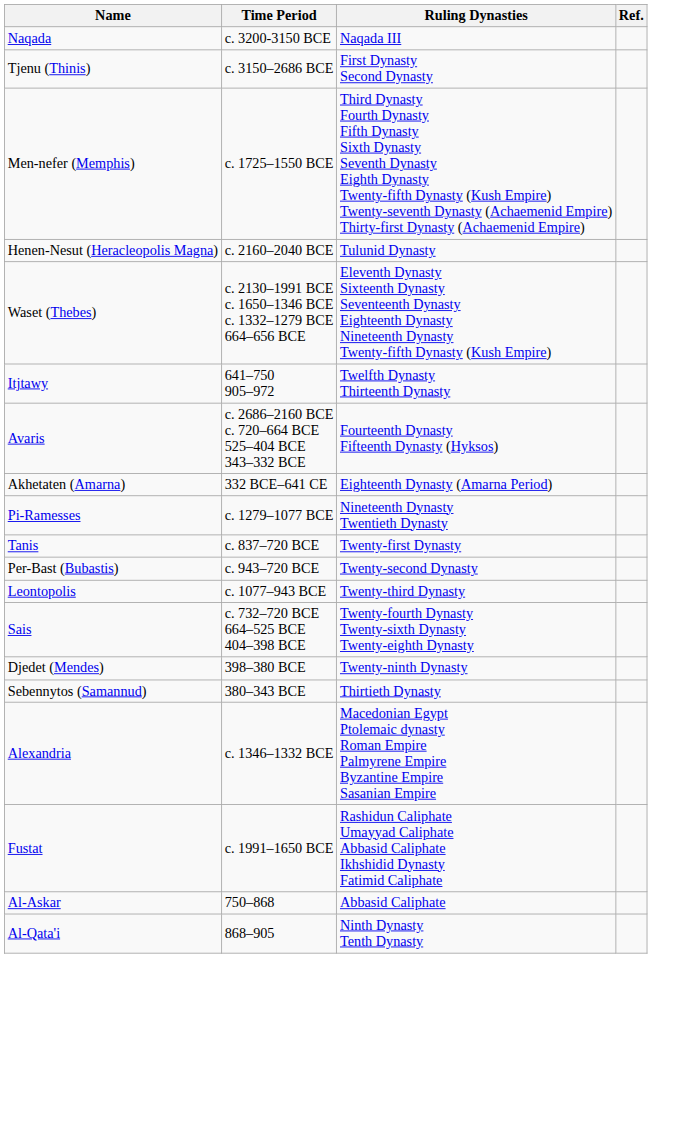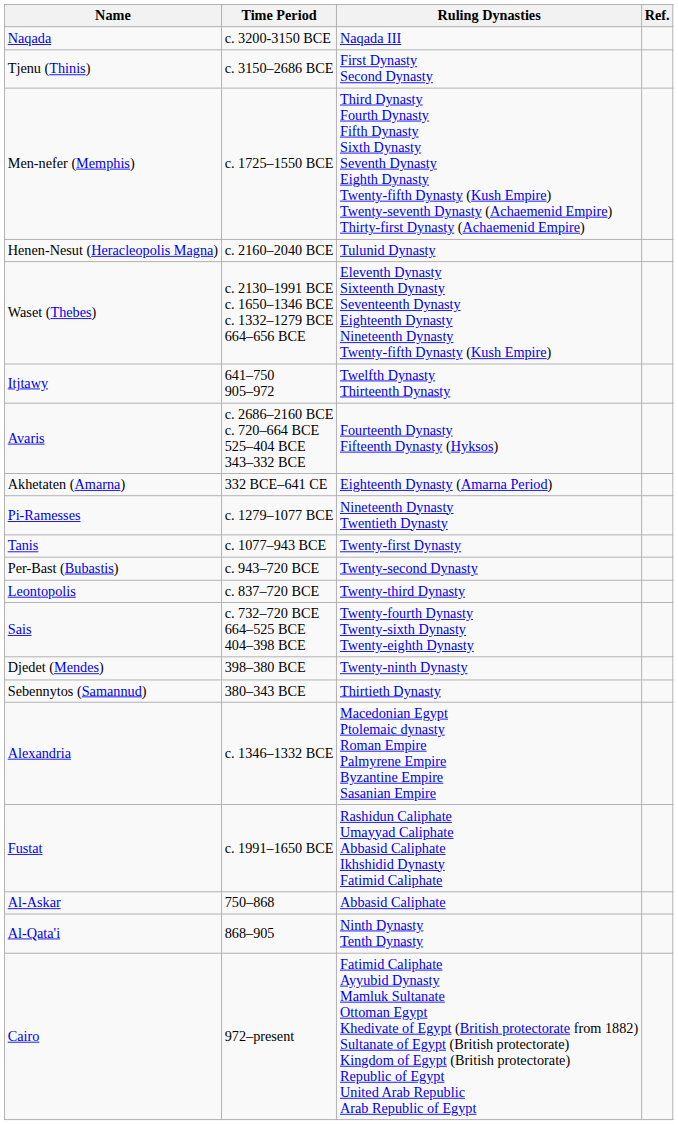(272, 546) c. 837–720 BCE -> (275, 546) c. 1077–943 BCE
(275, 591) c. 1077–943 BCE -> (272, 591) c. 837–720 BCE
+ row: (24, 1036)
